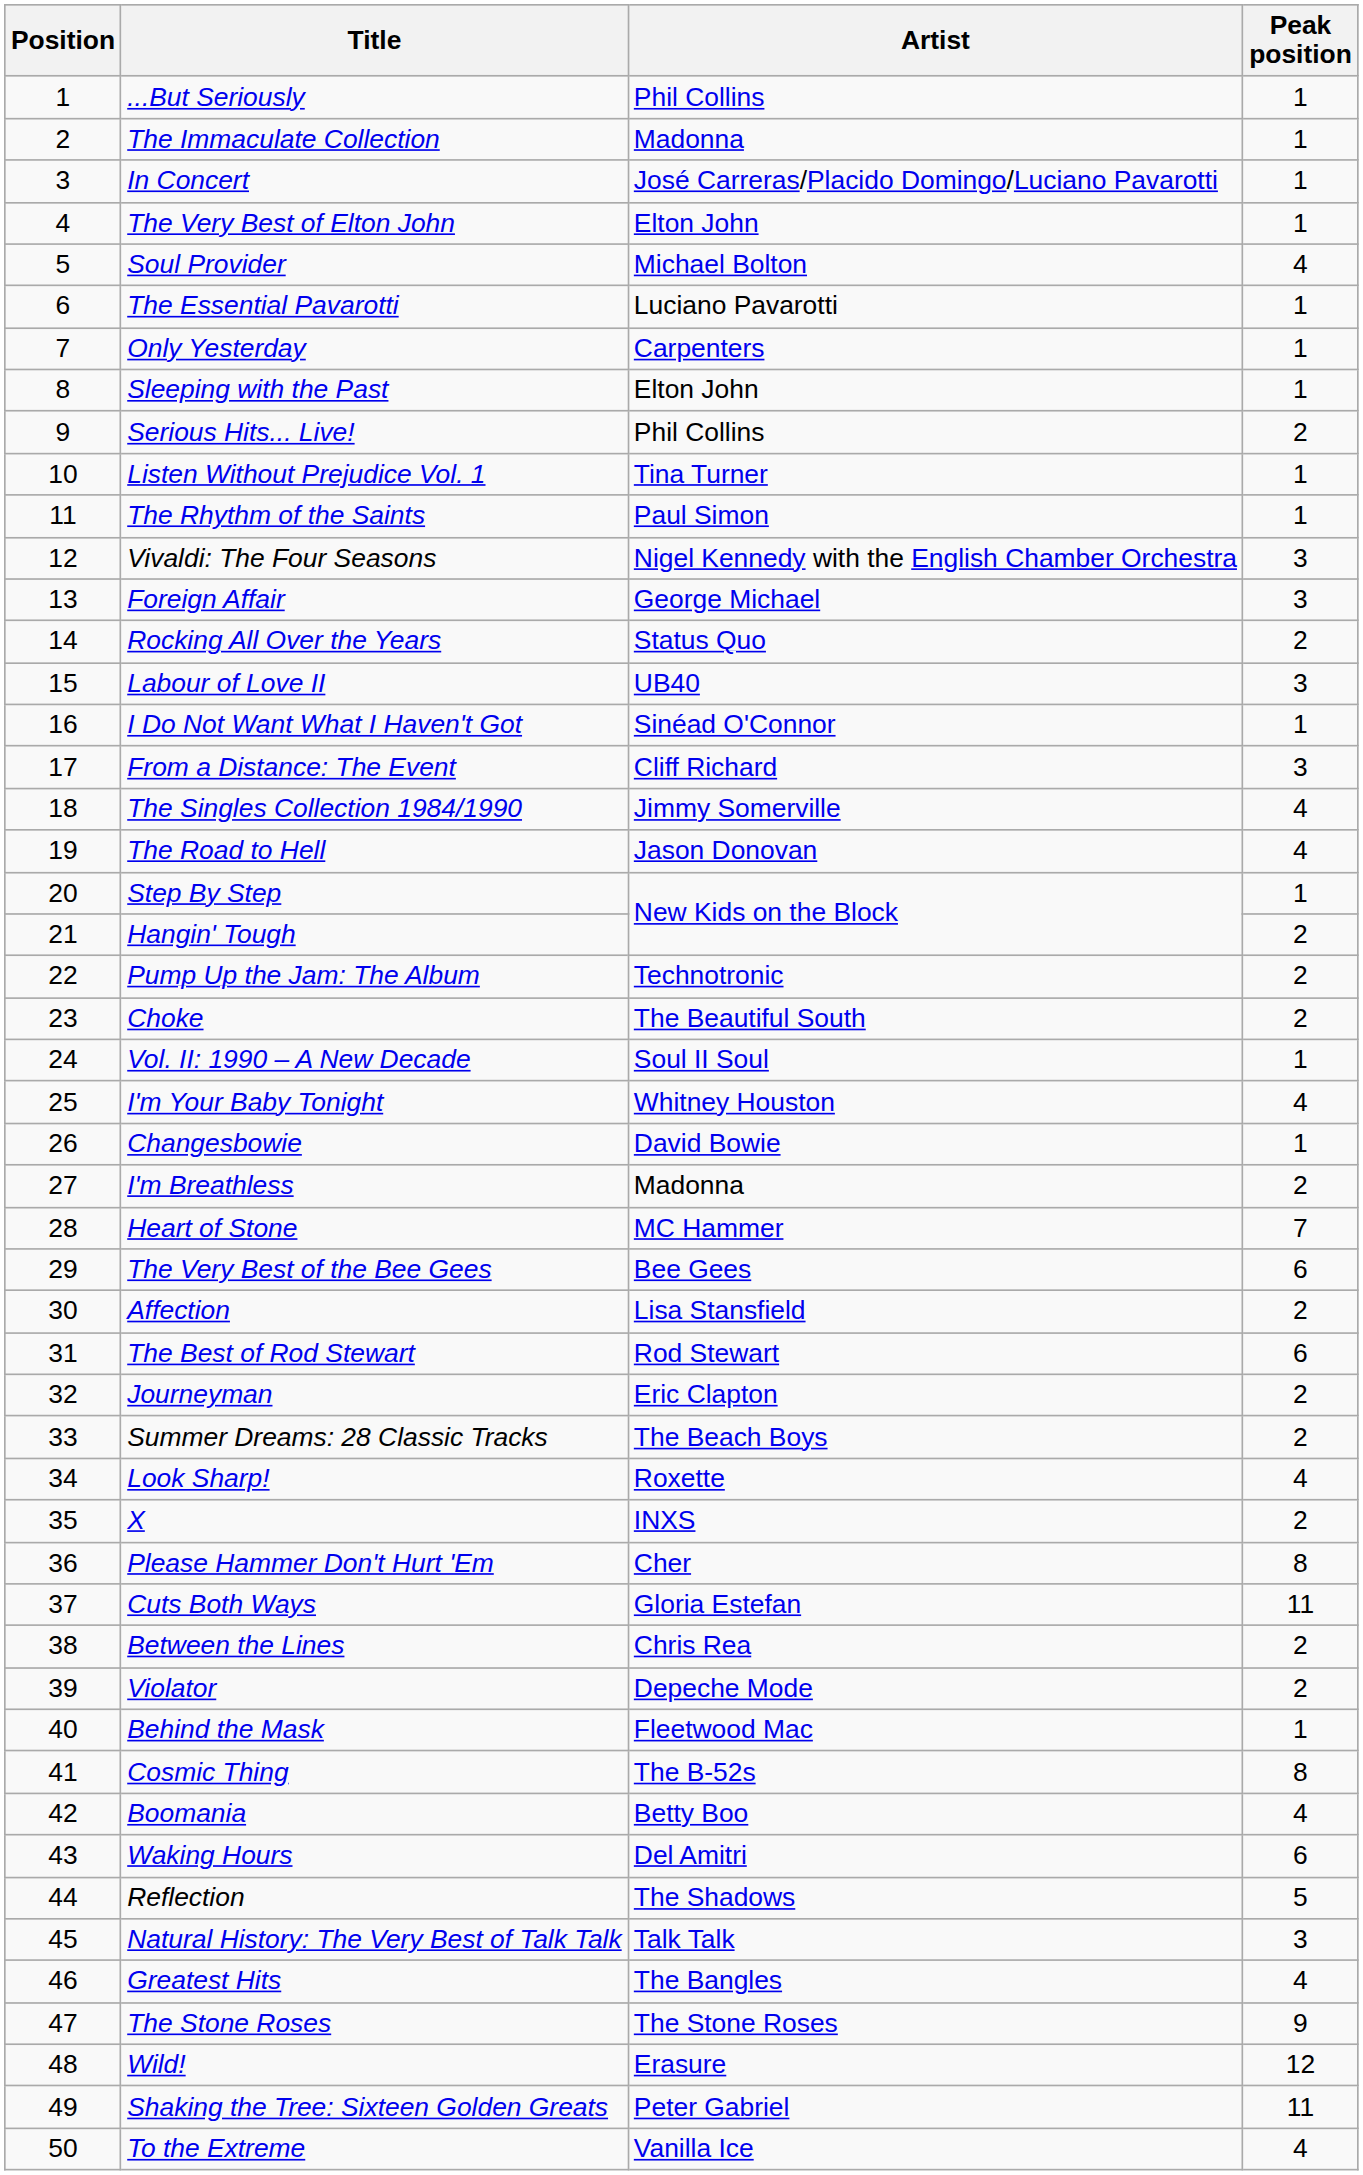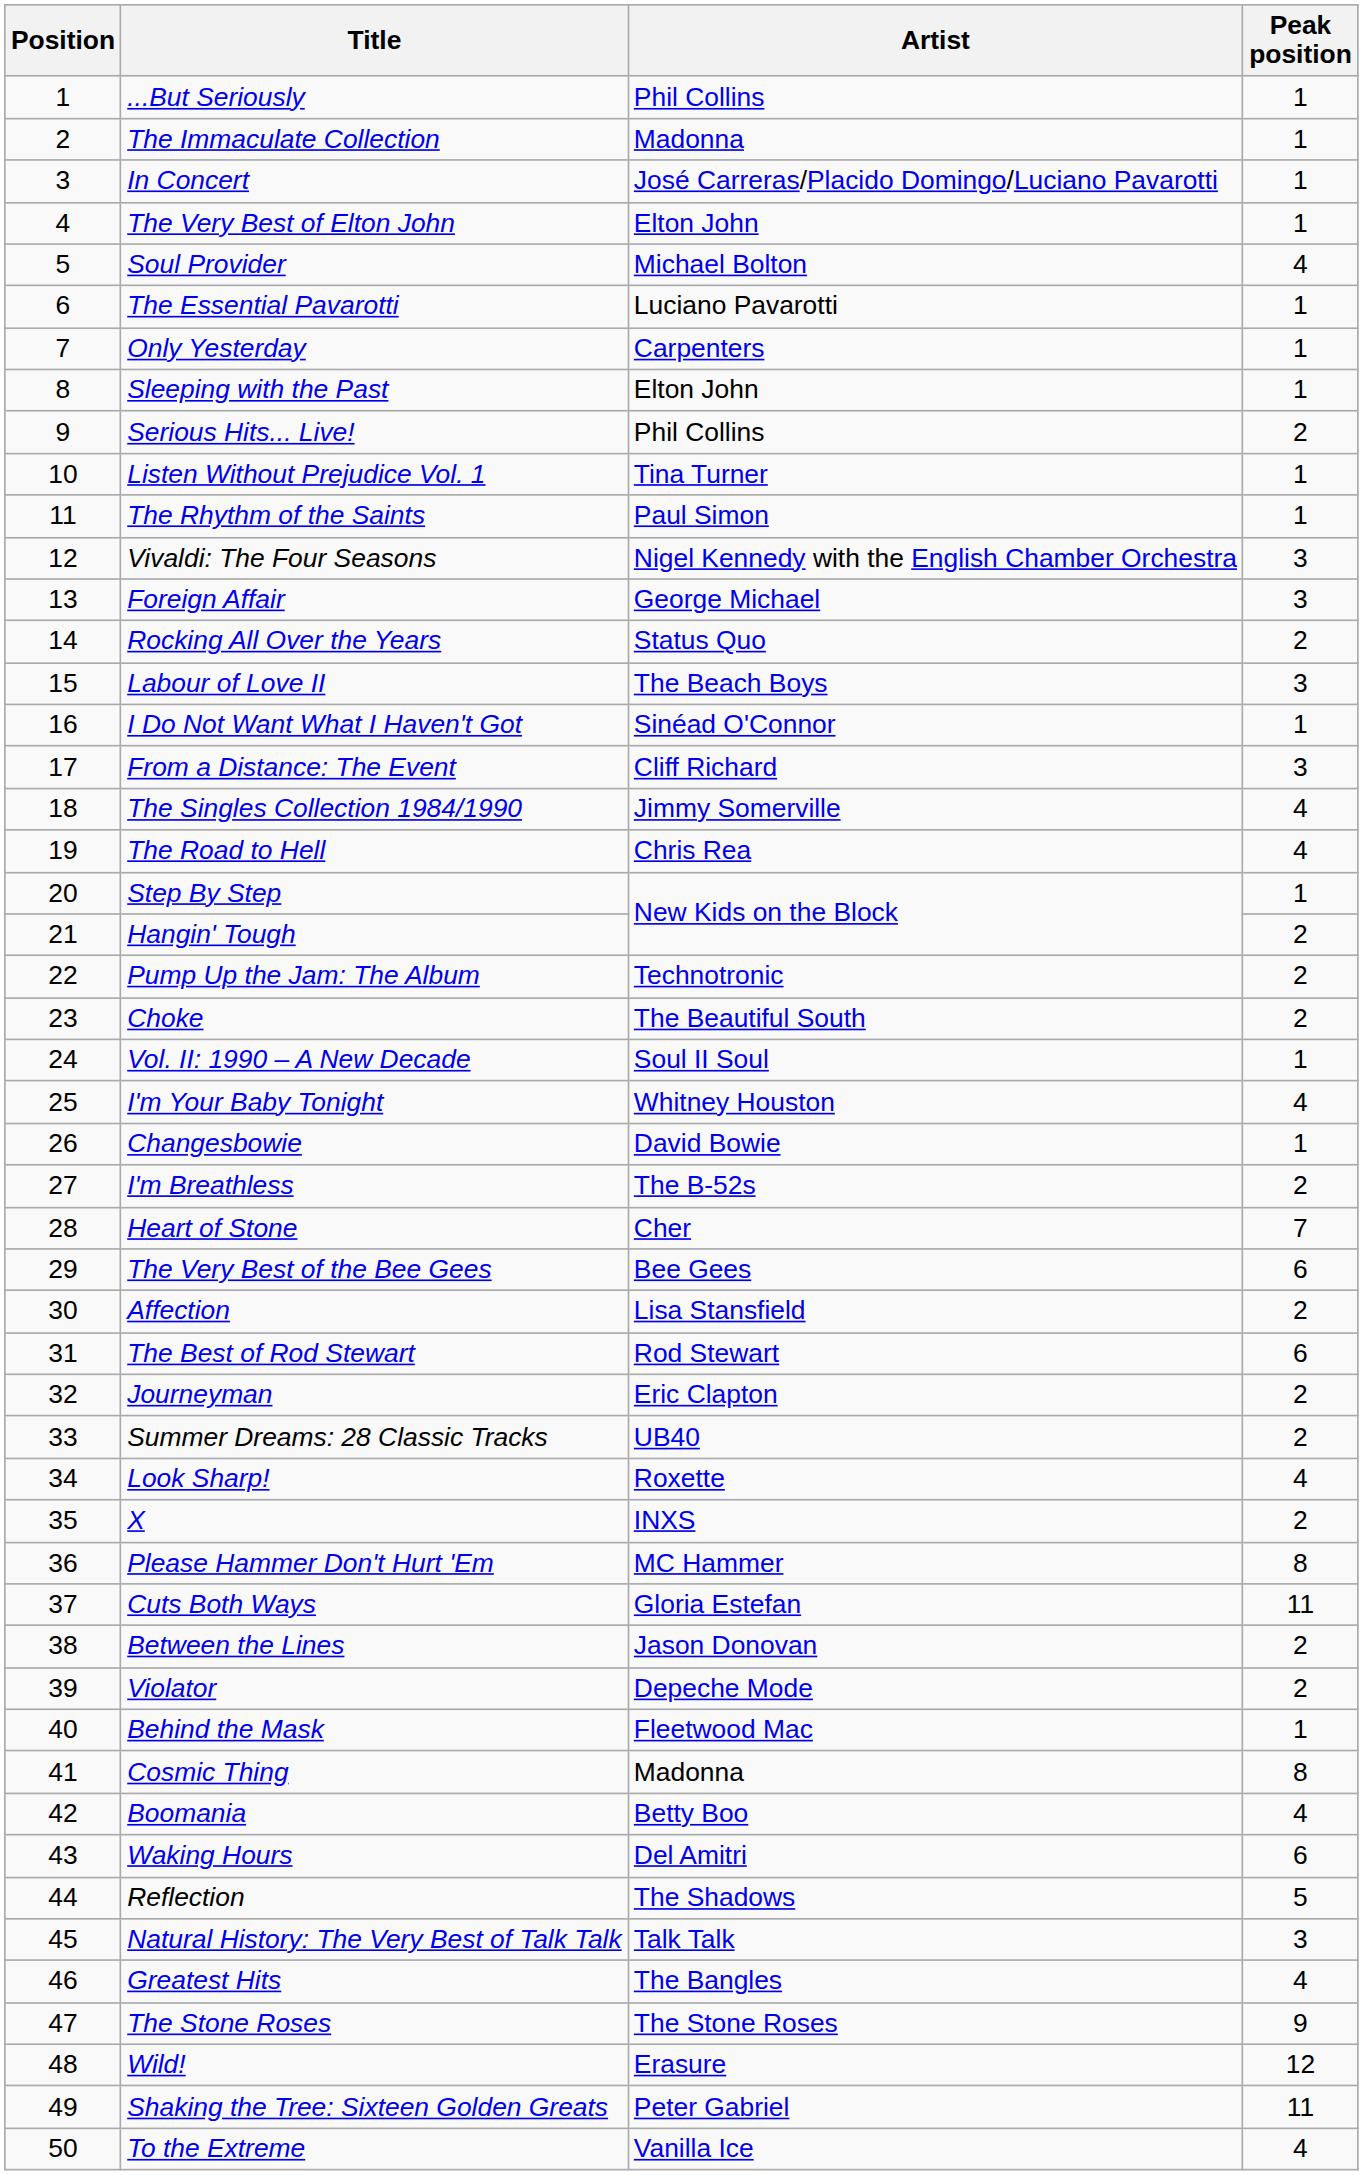(667, 683) UB40 -> (731, 683) The Beach Boys
(726, 850) Jason Donovan -> (693, 850) Chris Rea
(689, 1185) Madonna -> (695, 1185) The B-52s
(709, 1227) MC Hammer -> (662, 1227) Cher
(731, 1436) The Beach Boys -> (667, 1436) UB40
(662, 1562) Cher -> (709, 1562) MC Hammer
(693, 1646) Chris Rea -> (726, 1646) Jason Donovan
(695, 1771) The B-52s -> (689, 1771) Madonna
